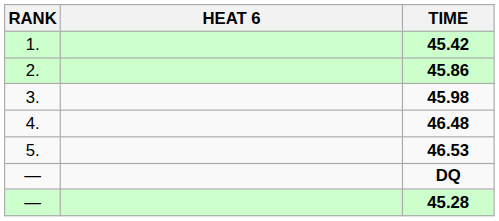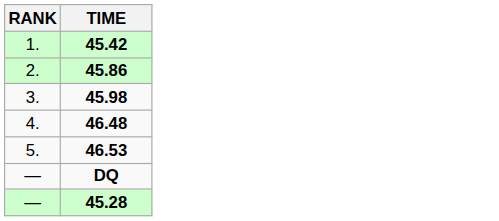- column: (232, 18)
